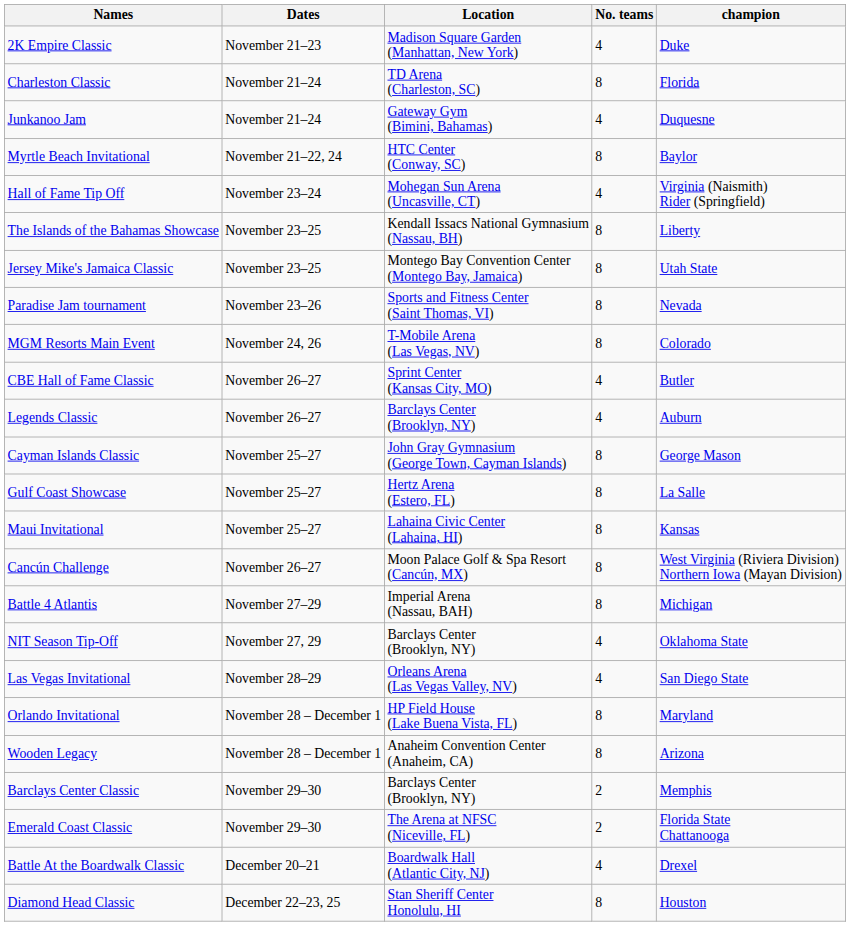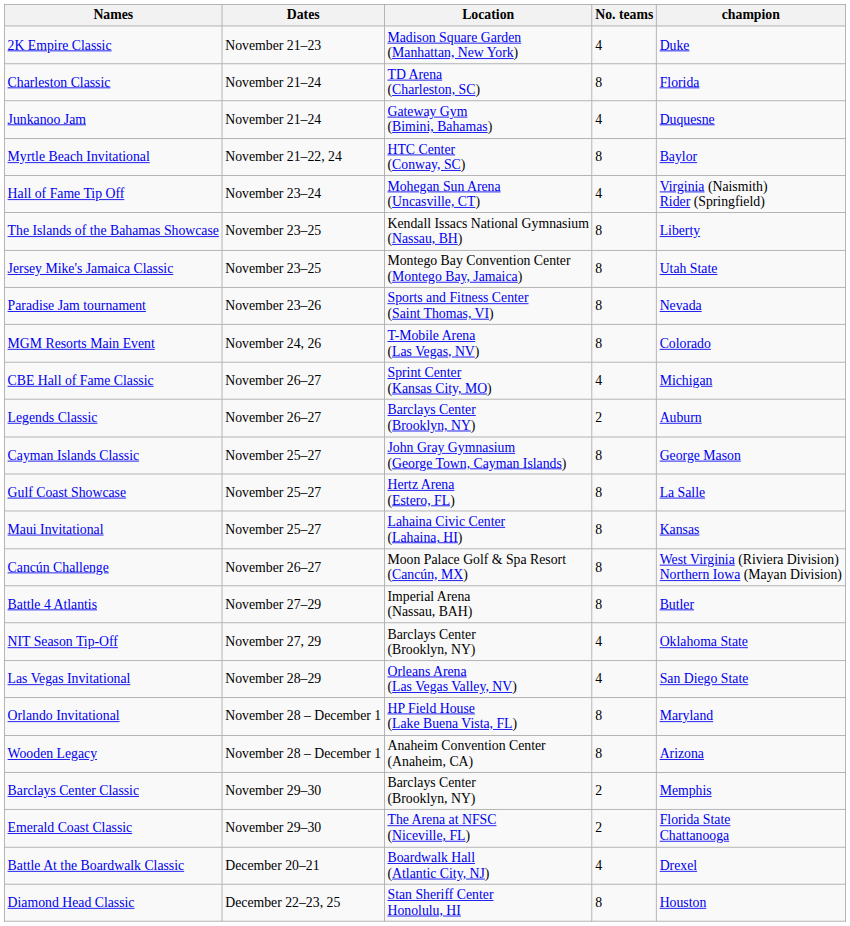(677, 380) Butler -> (686, 380) Michigan
(599, 417) 4 -> (599, 417) 2
(686, 604) Michigan -> (677, 604) Butler
